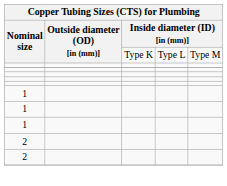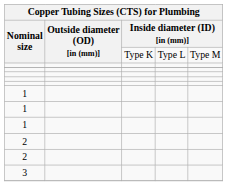+ row: (25, 173)
